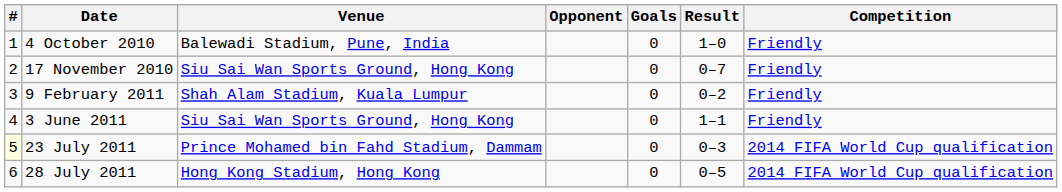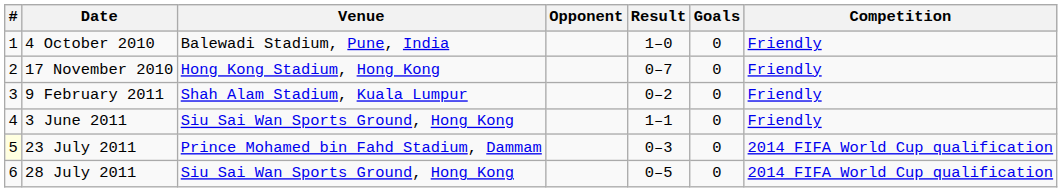columns swapped: (712, 17) <-> (654, 17)
(347, 69) Siu Sai Wan Sports Ground, Hong Kong -> (310, 69) Hong Kong Stadium, Hong Kong
(310, 173) Hong Kong Stadium, Hong Kong -> (347, 173) Siu Sai Wan Sports Ground, Hong Kong
